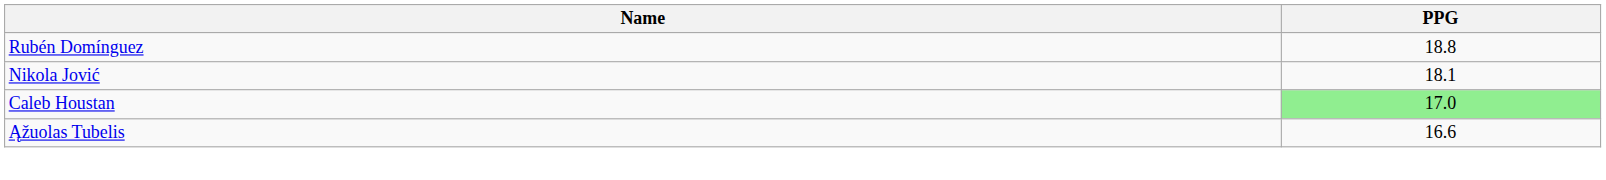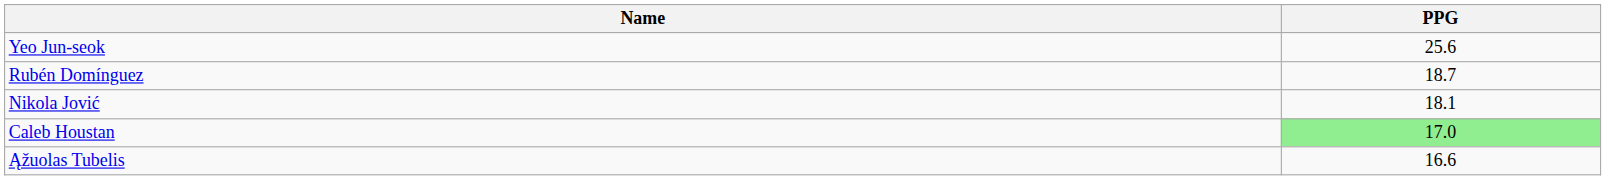+ row: (57, 47)
(1441, 47) 18.8 -> (1441, 75) 18.7
